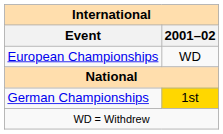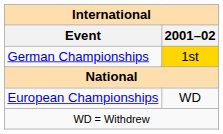rows swapped: (83, 56) <-> (78, 98)
